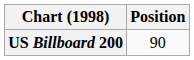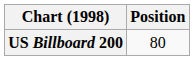(158, 42) 90 -> (158, 42) 80
